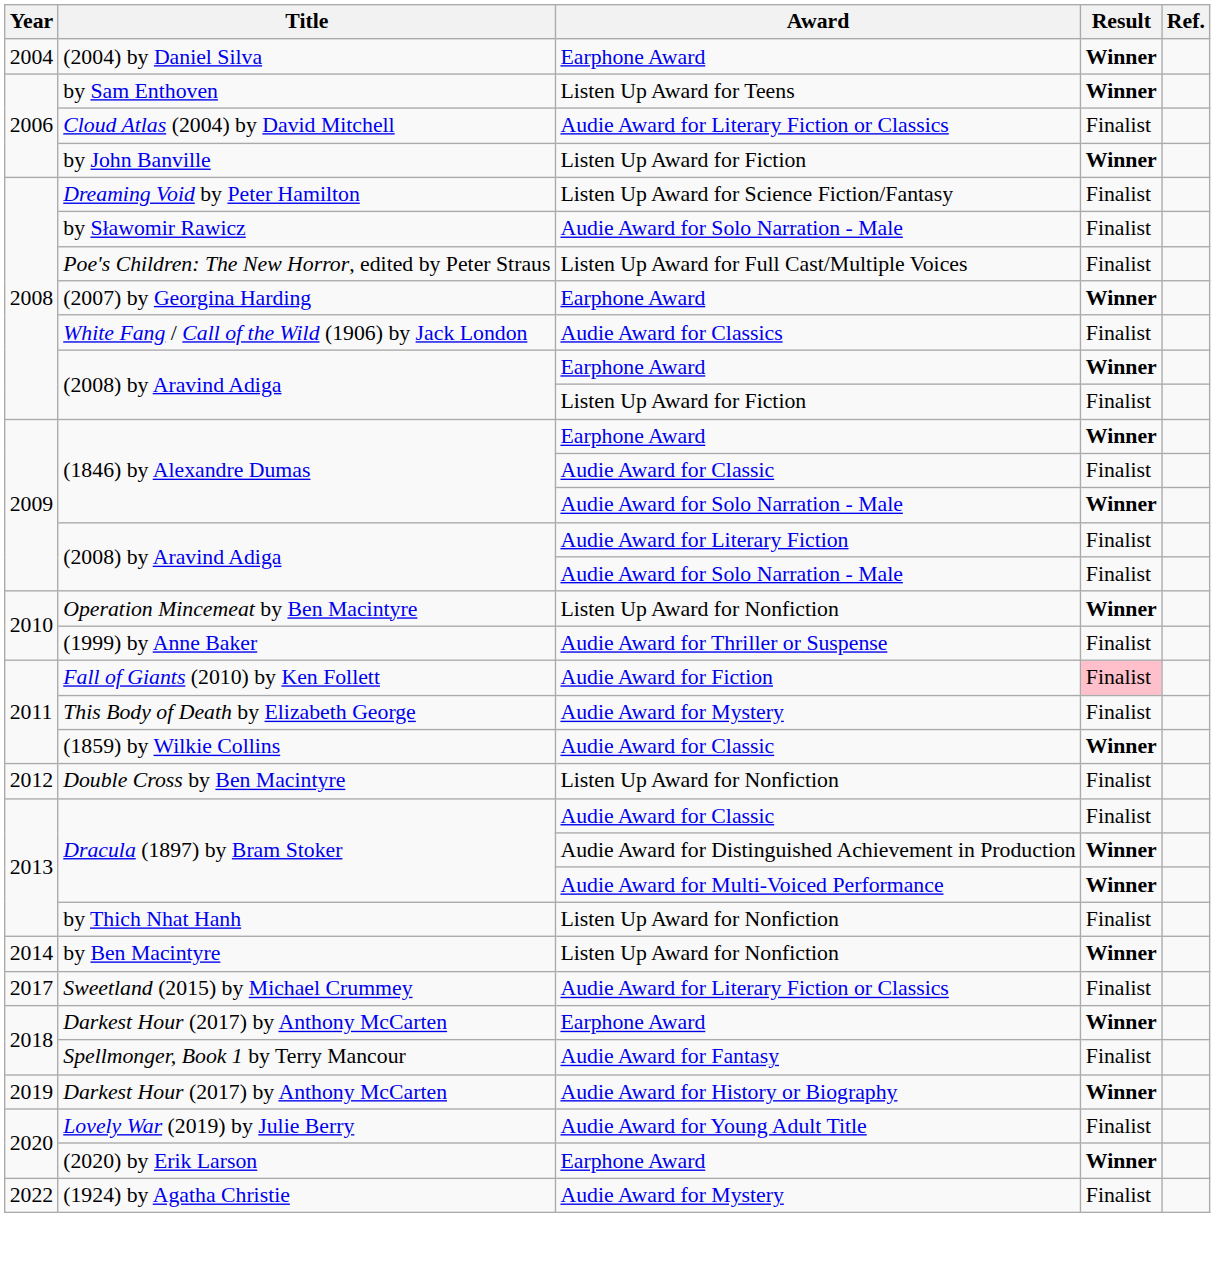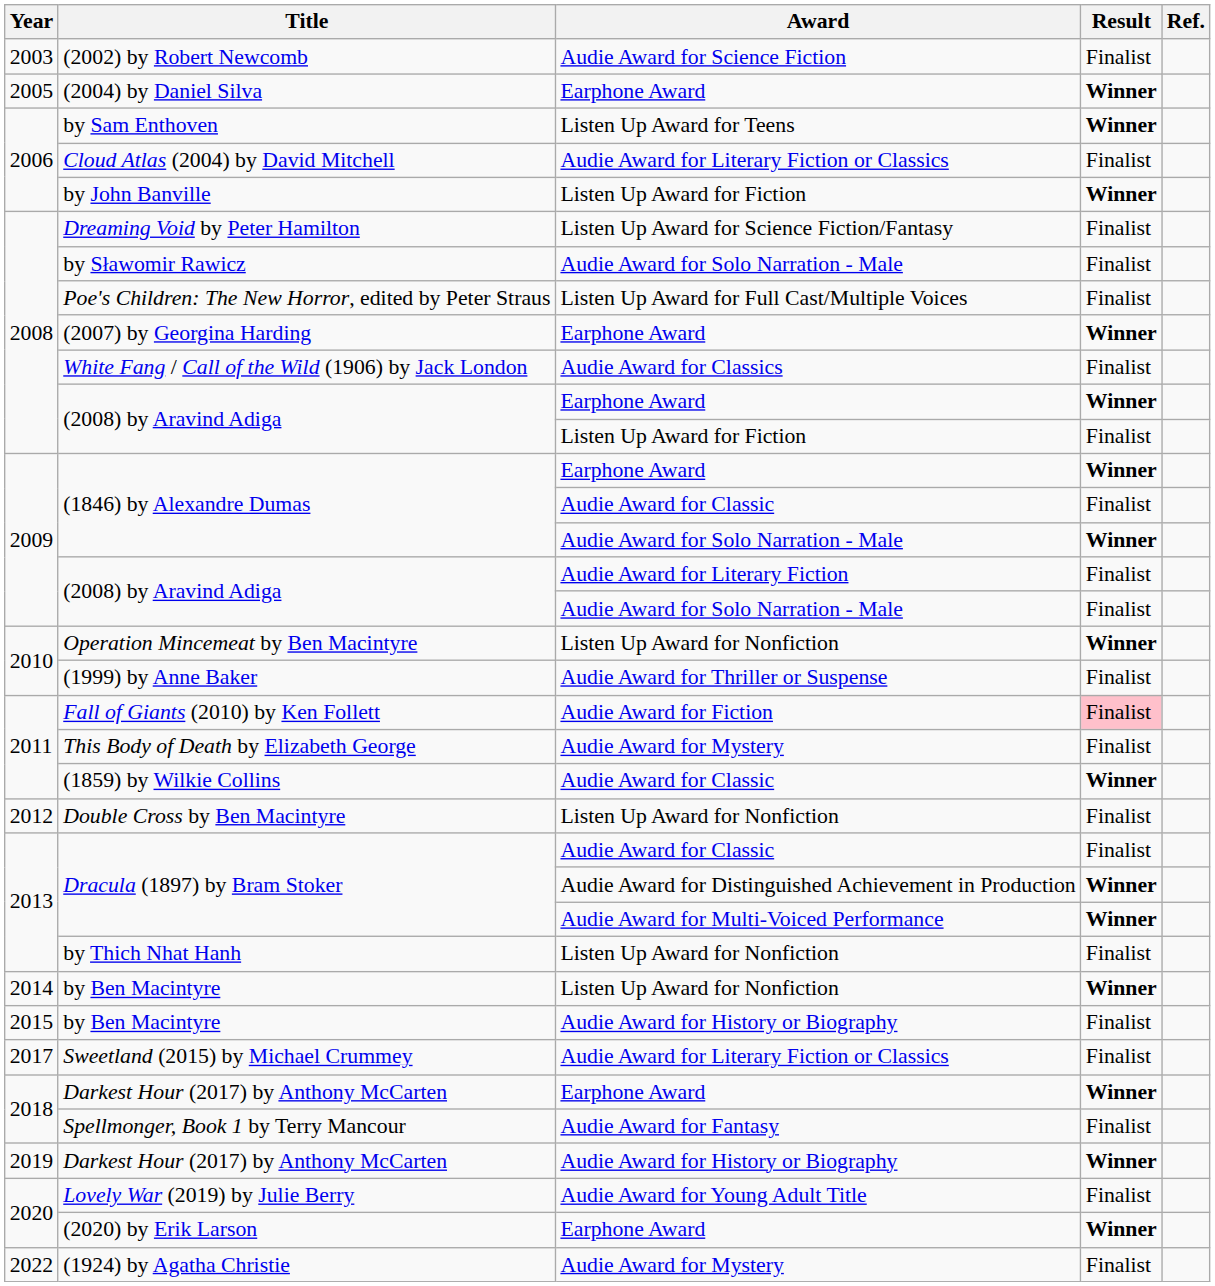+ row: (186, 56)
(31, 56) 2004 -> (31, 90) 2005
+ row: (142, 1022)
